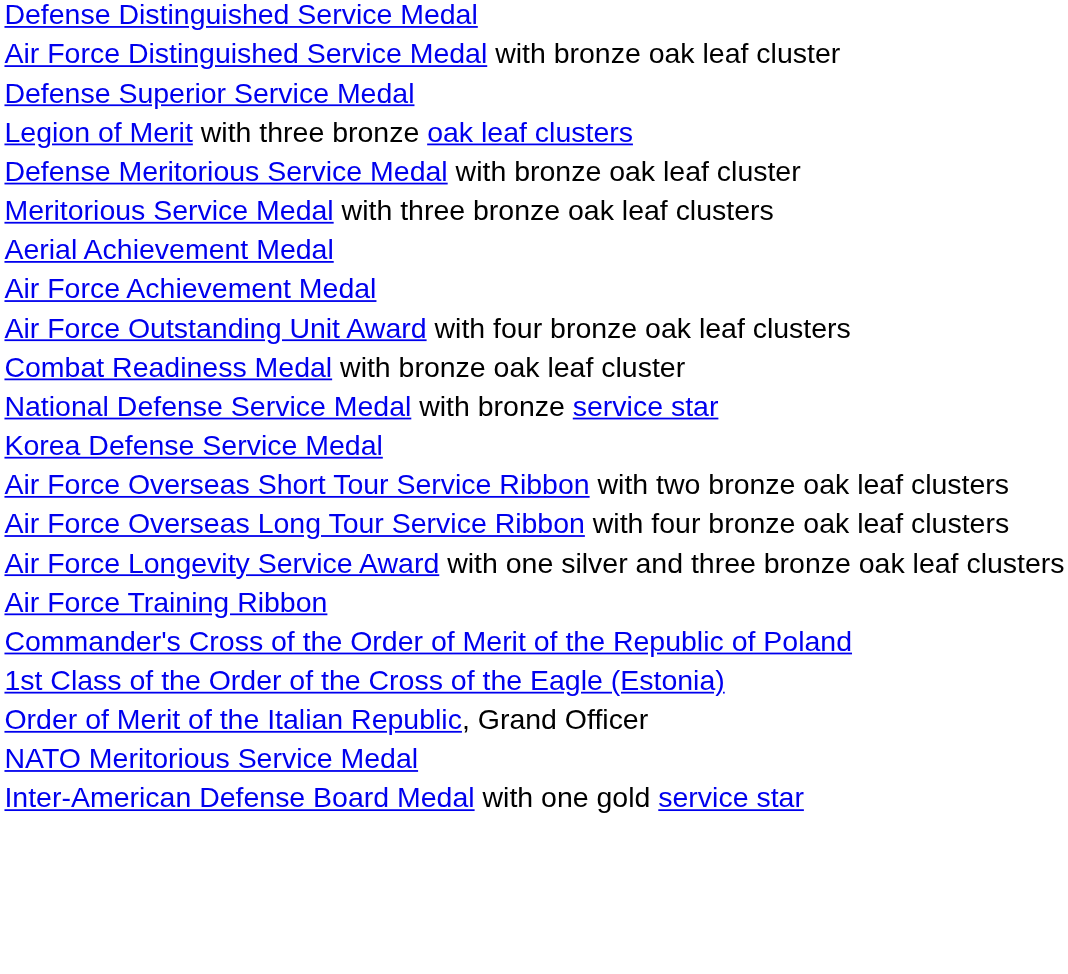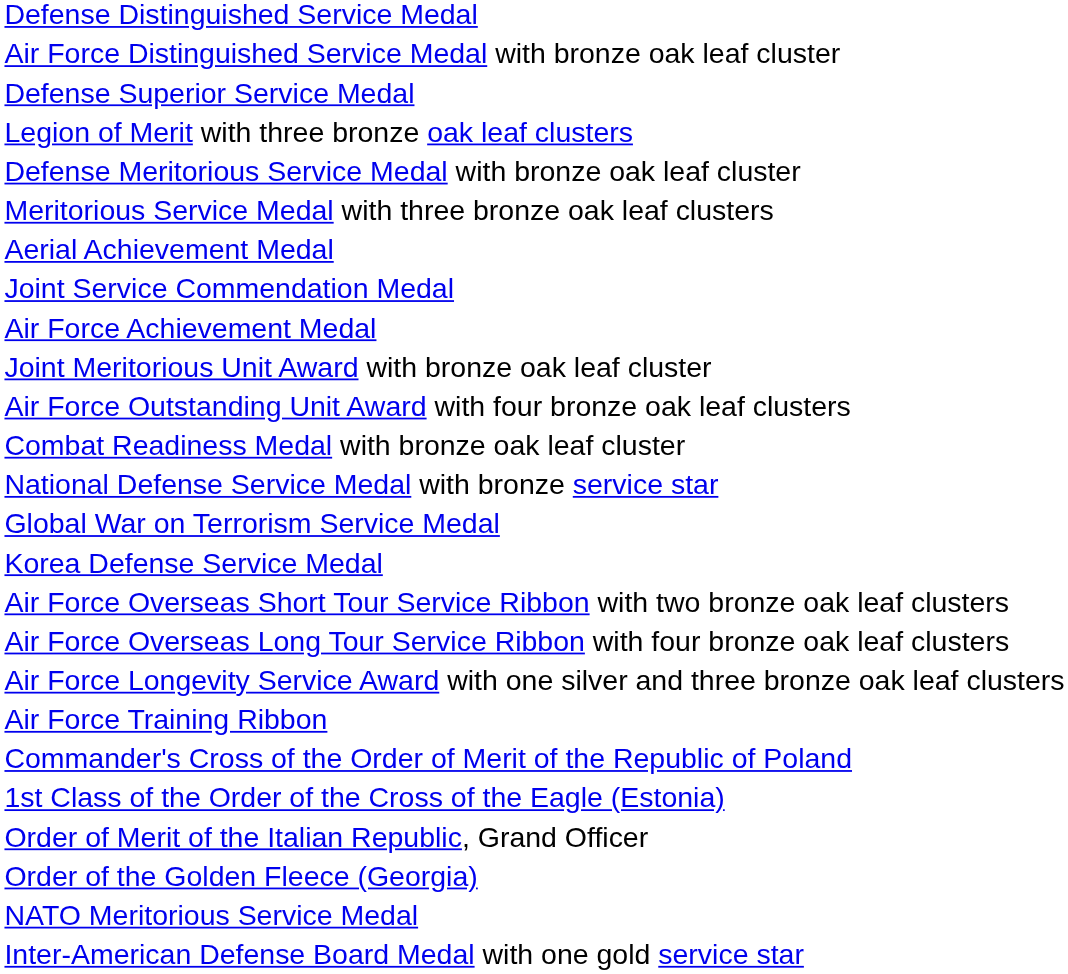+ row: (229, 289)
+ row: (358, 367)
+ row: (252, 524)
+ row: (241, 876)
